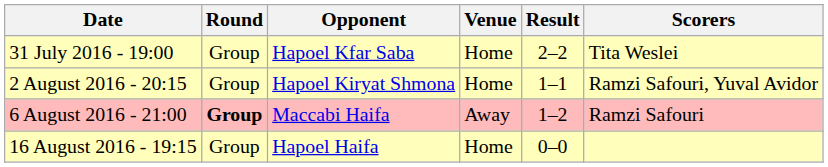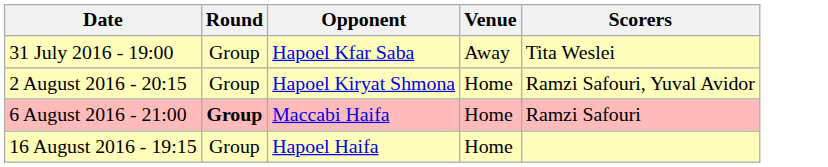- column: (553, 20)
(489, 51) Home -> (487, 51) Away
(487, 114) Away -> (489, 114) Home
